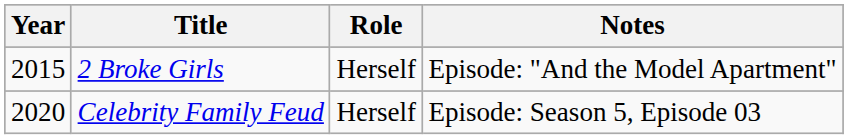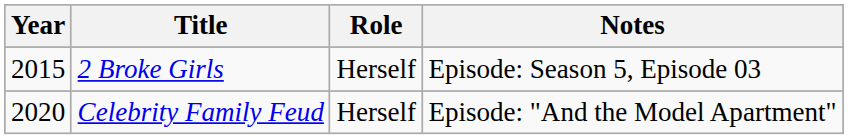(632, 68) Episode: "And the Model Apartment" -> (595, 68) Episode: Season 5, Episode 03
(595, 111) Episode: Season 5, Episode 03 -> (632, 111) Episode: "And the Model Apartment"
